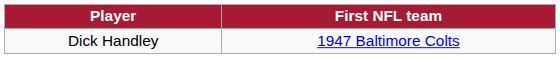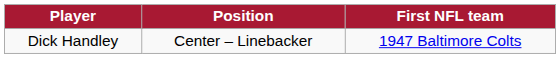+ column: (243, 16)
